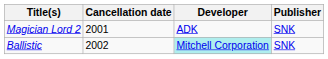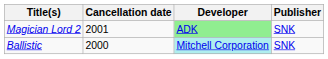(187, 29) no background -> (187, 29) lightgreen background
(97, 45) 2002 -> (97, 45) 2000
